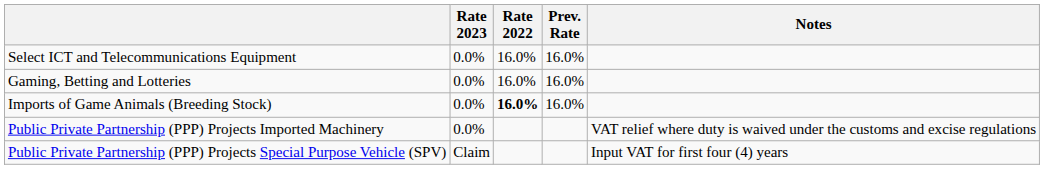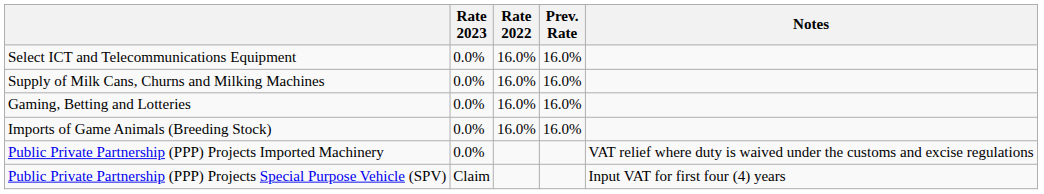+ row: (166, 81)
(518, 104) bold -> (516, 128) normal
